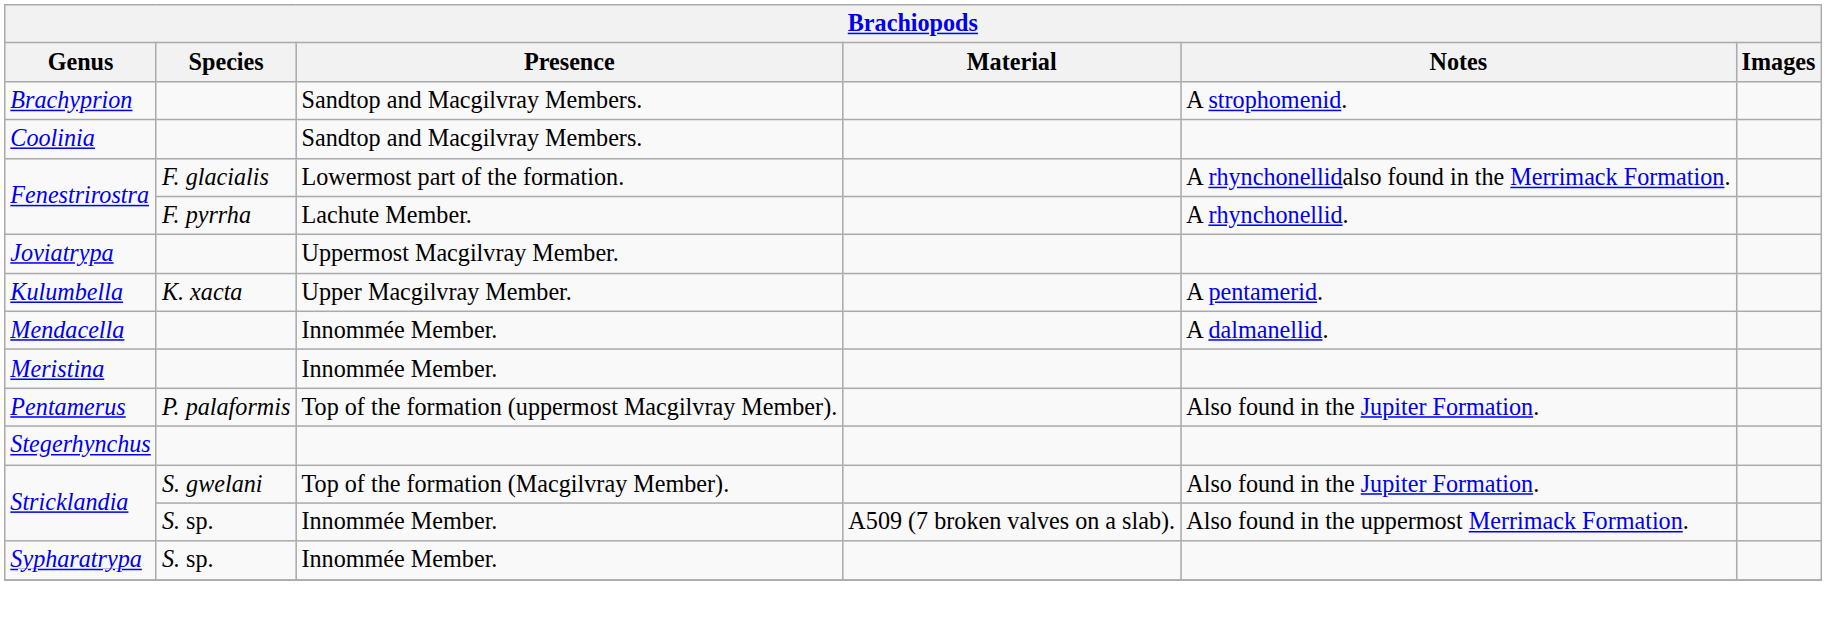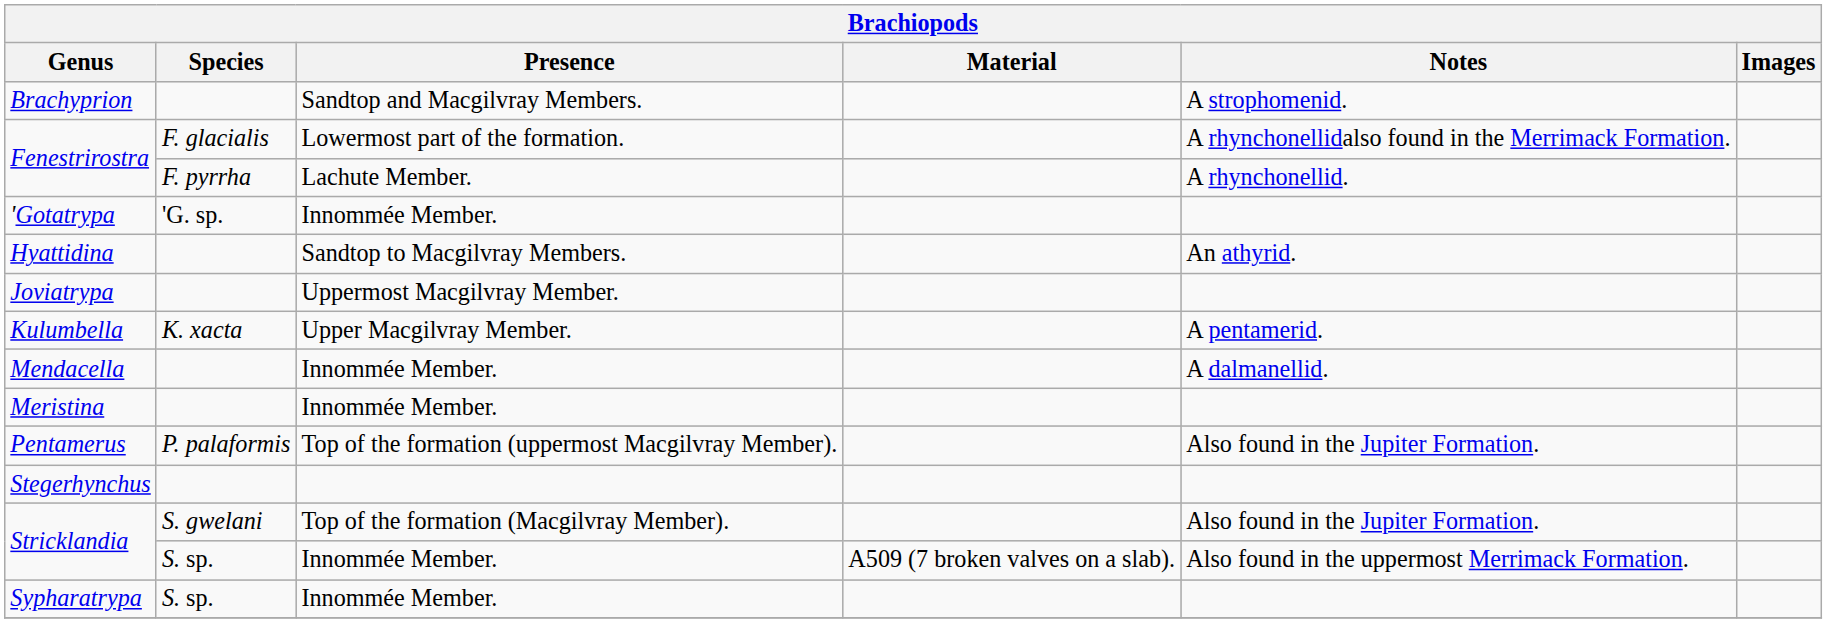- row: (53, 138)
+ row: (63, 215)
+ row: (62, 253)
